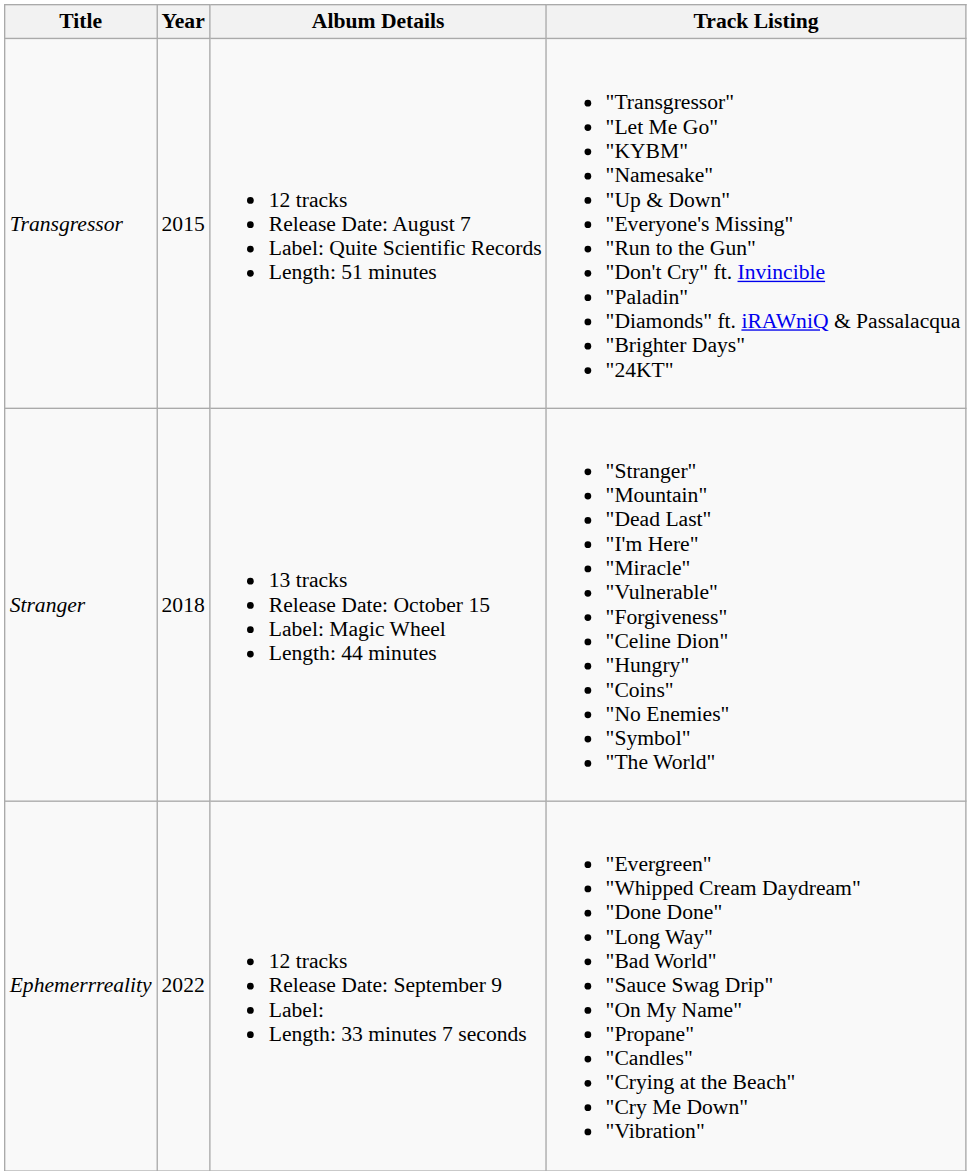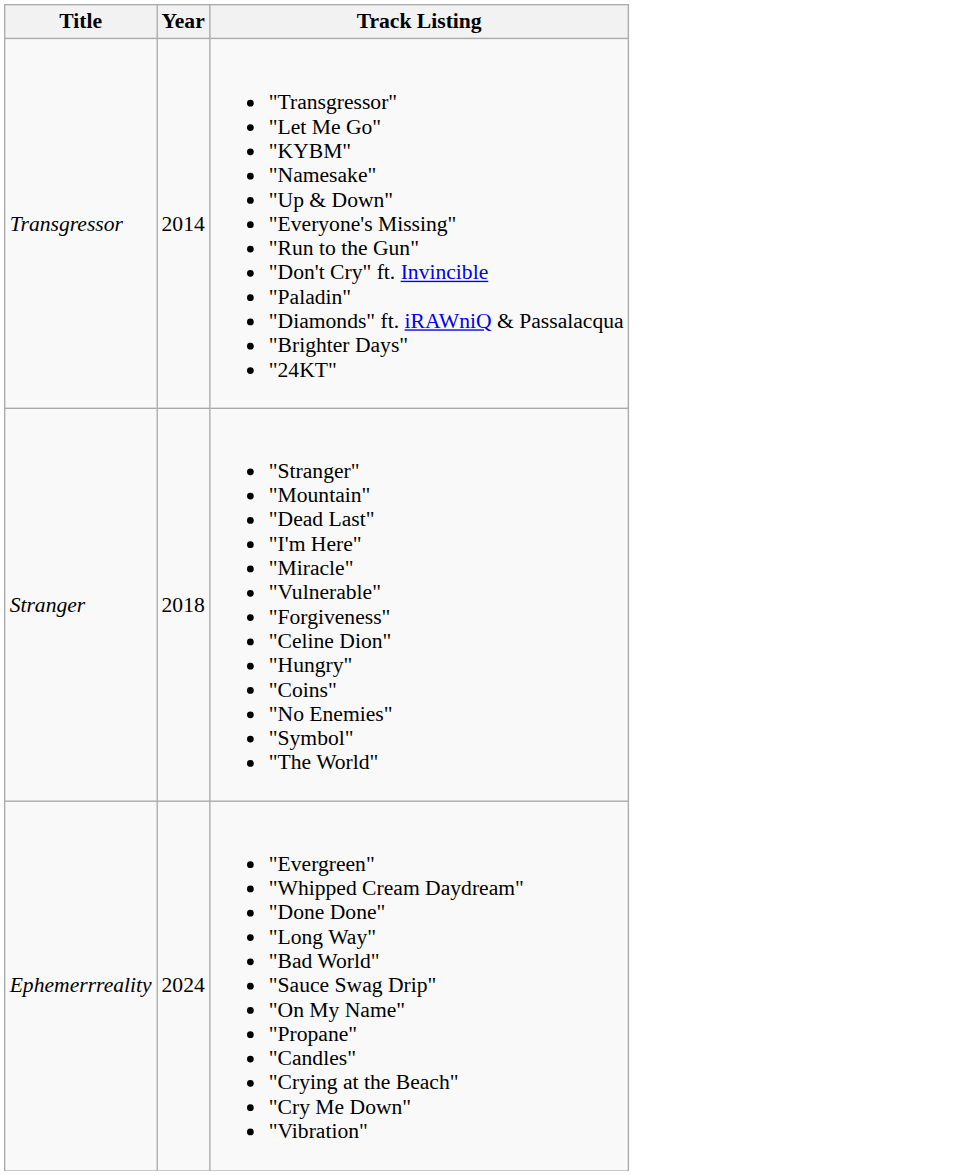- column: (378, 21)
(183, 223) 2015 -> (183, 223) 2014
(183, 985) 2022 -> (183, 985) 2024
